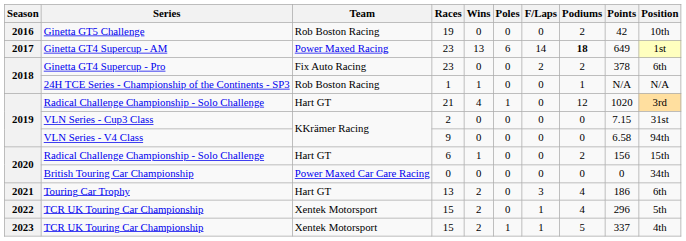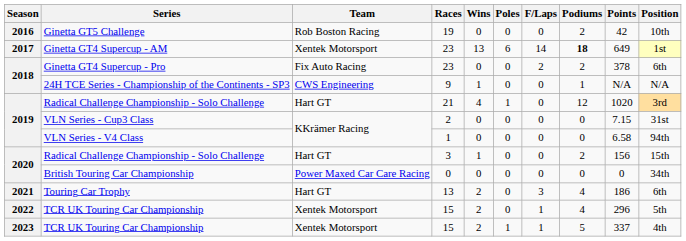(342, 49) Power Maxed Racing -> (336, 49) Xentek Motorsport
(337, 85) Rob Boston Racing -> (334, 85) CWS Engineering
(448, 85) 1 -> (448, 85) 9
(448, 138) 9 -> (448, 138) 1
(448, 156) 6 -> (448, 156) 3
